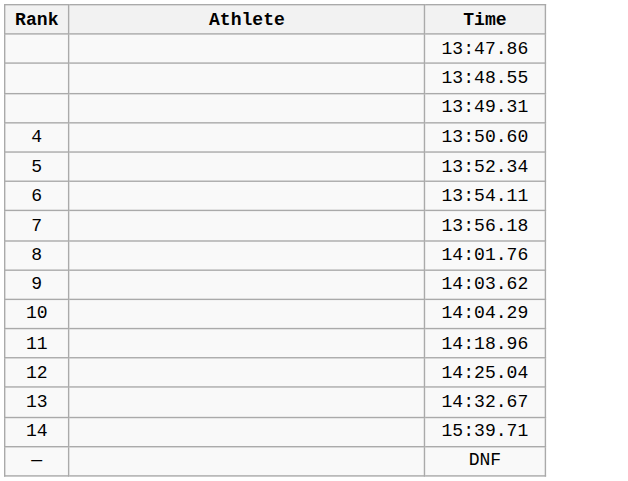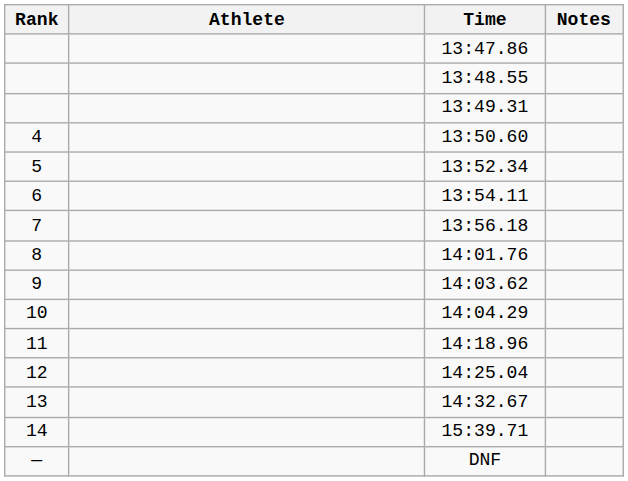+ column: (584, 19)
